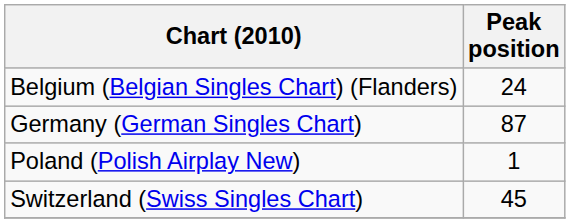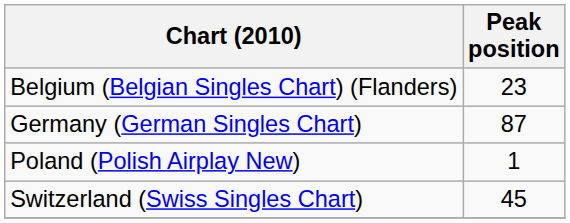(514, 86) 24 -> (514, 86) 23
